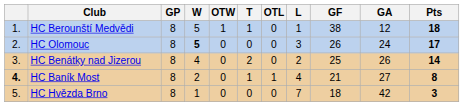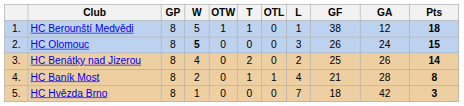(434, 45) 17 -> (434, 45) 15
(16, 77) bold -> (16, 77) normal
(385, 77) 27 -> (385, 77) 28
